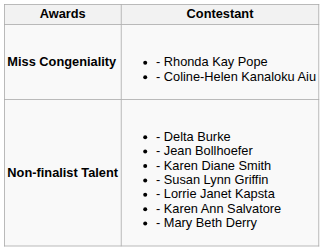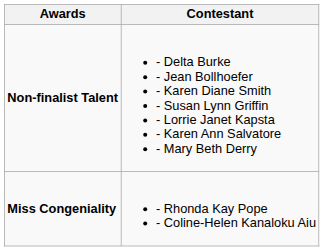rows swapped: (63, 172) <-> (62, 62)
